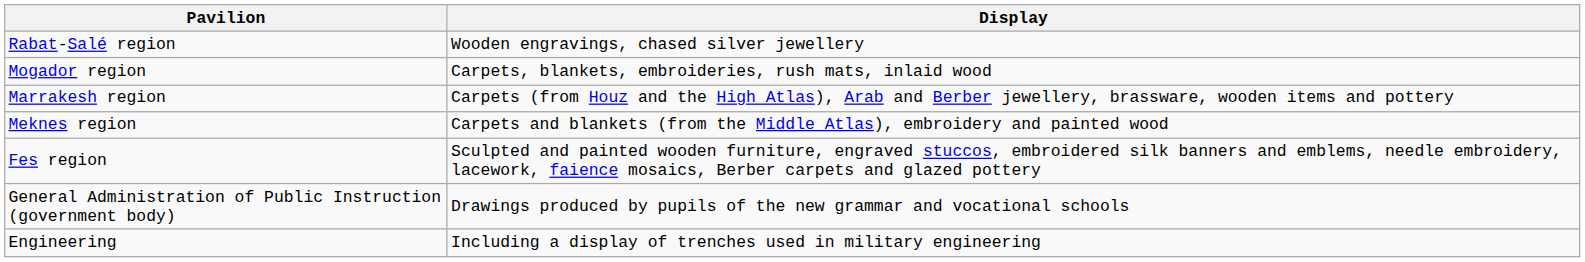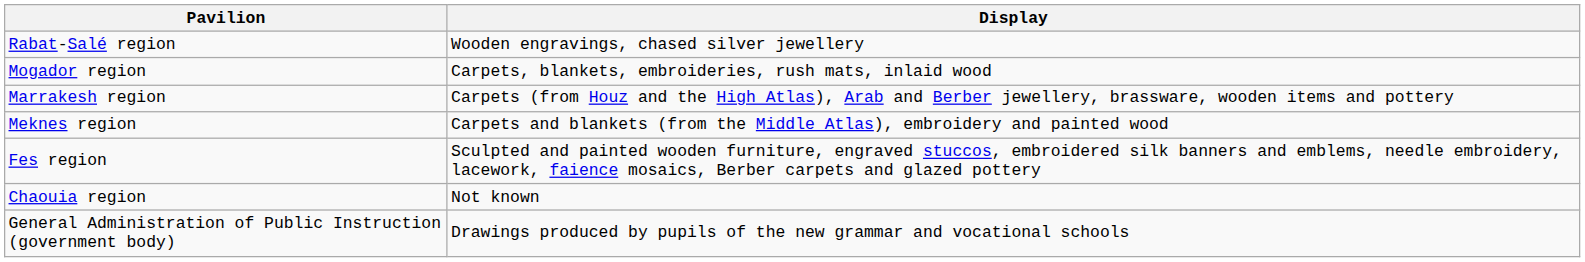+ row: (77, 197)
- row: (63, 243)
